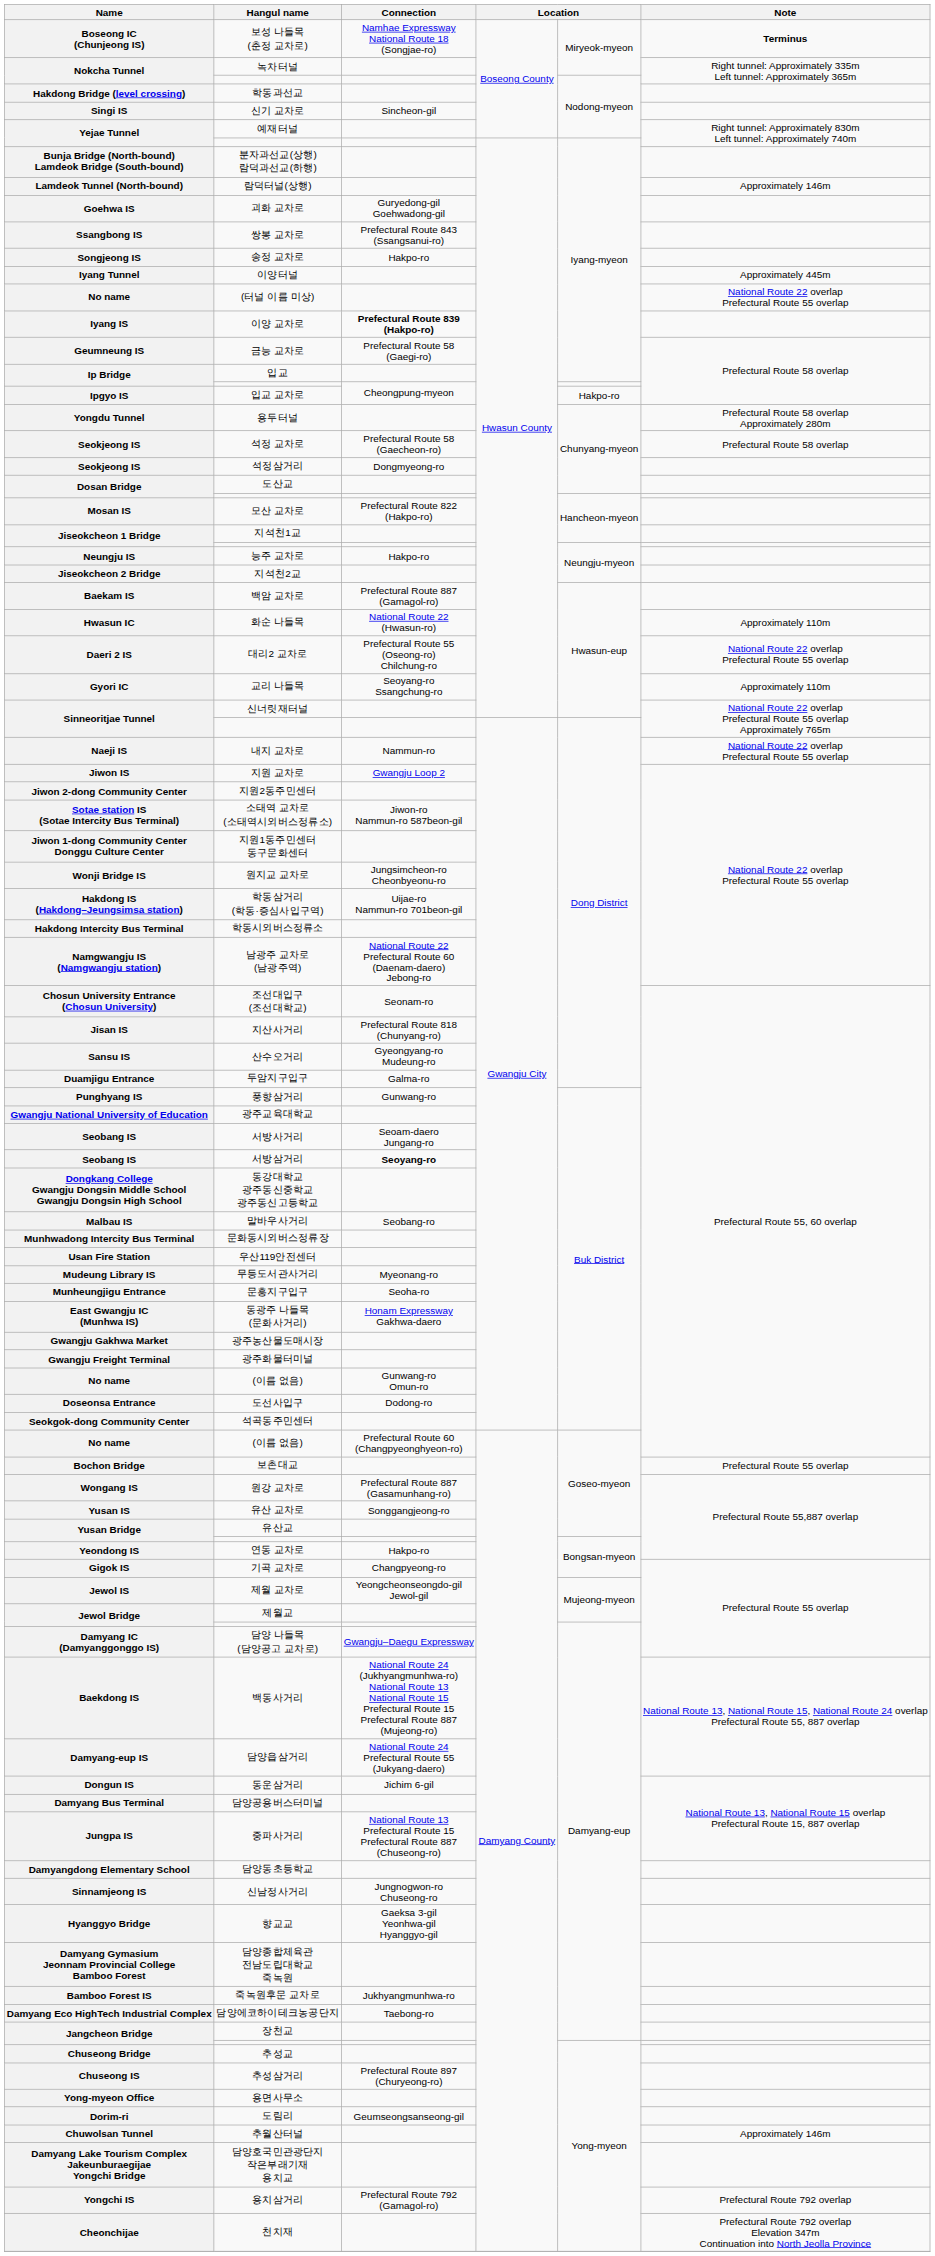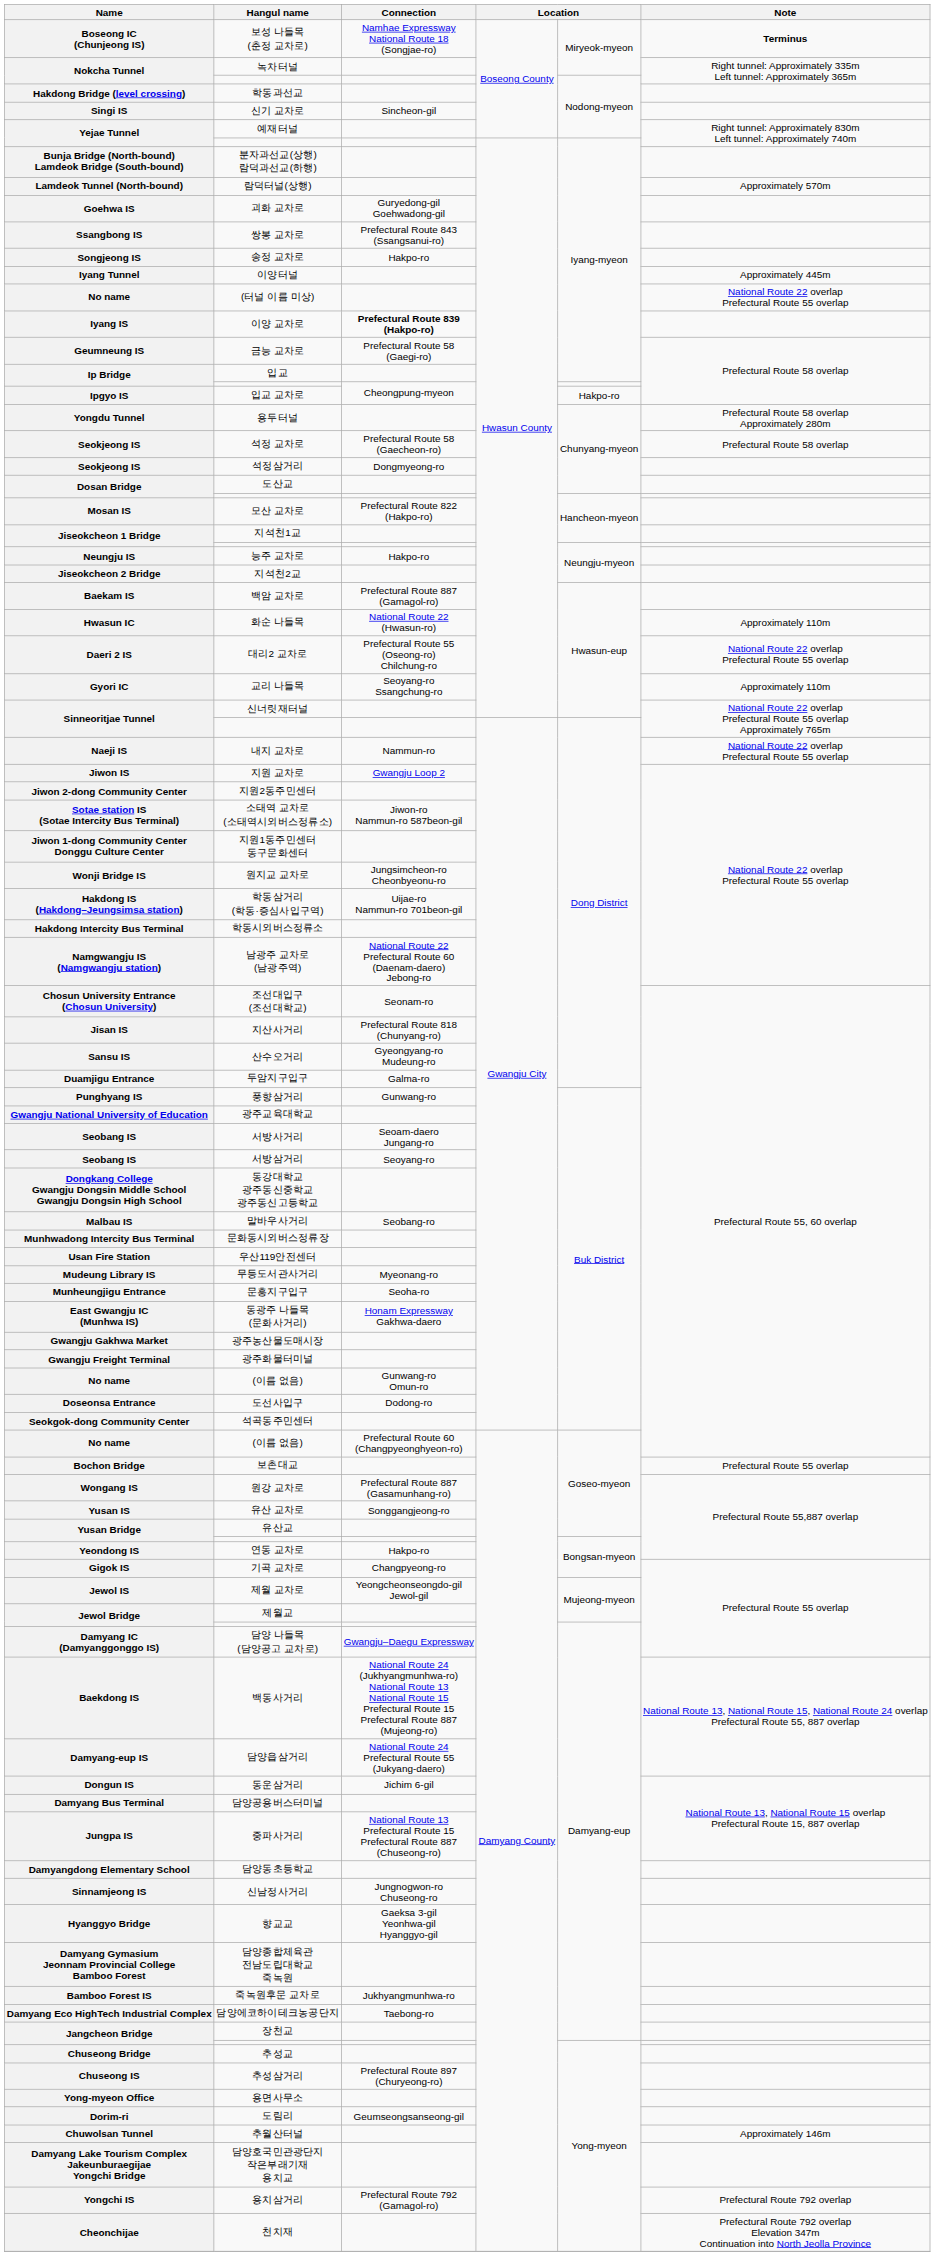(785, 186) Approximately 146m -> (785, 186) Approximately 570m
(409, 1159) bold -> (409, 1159) normal
